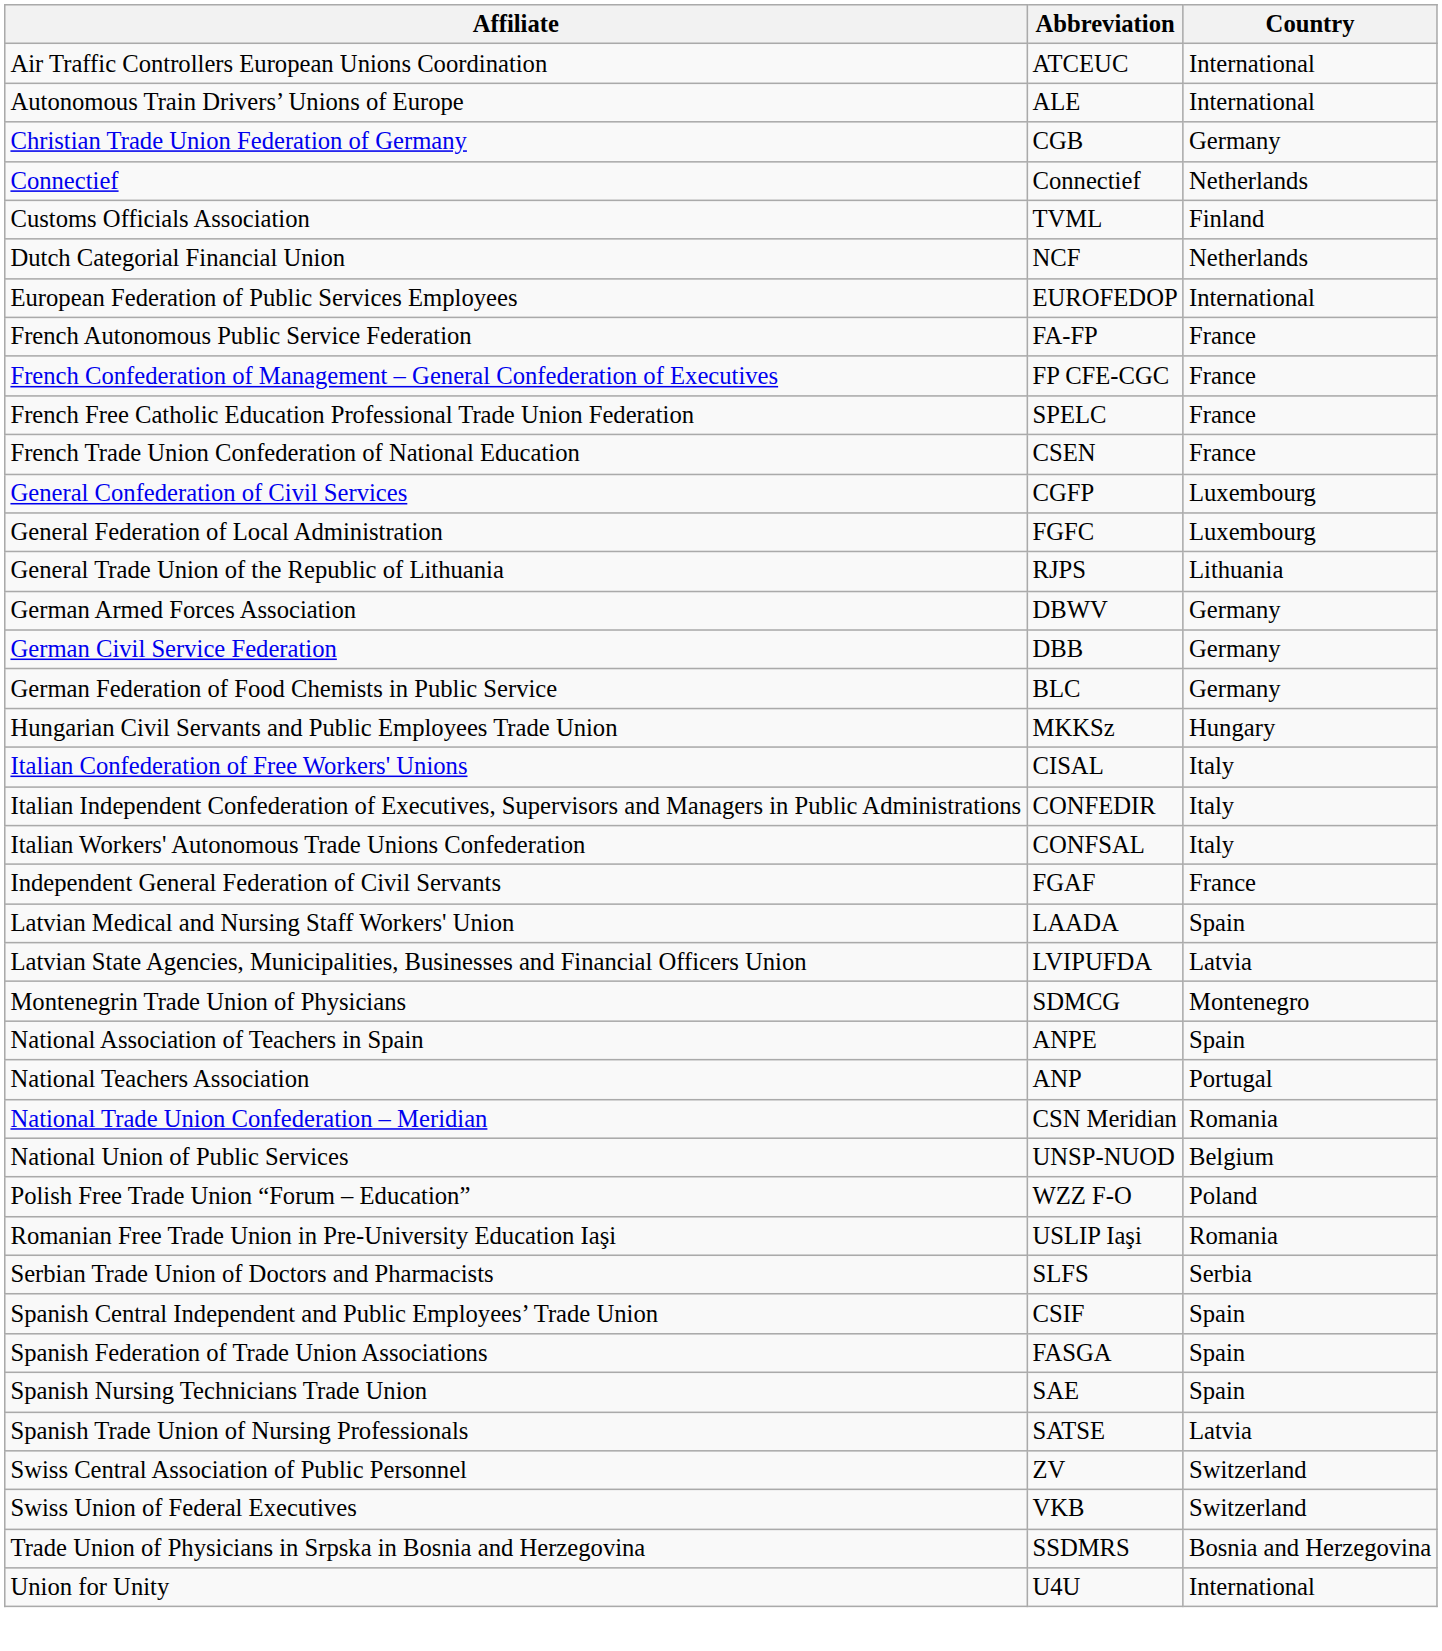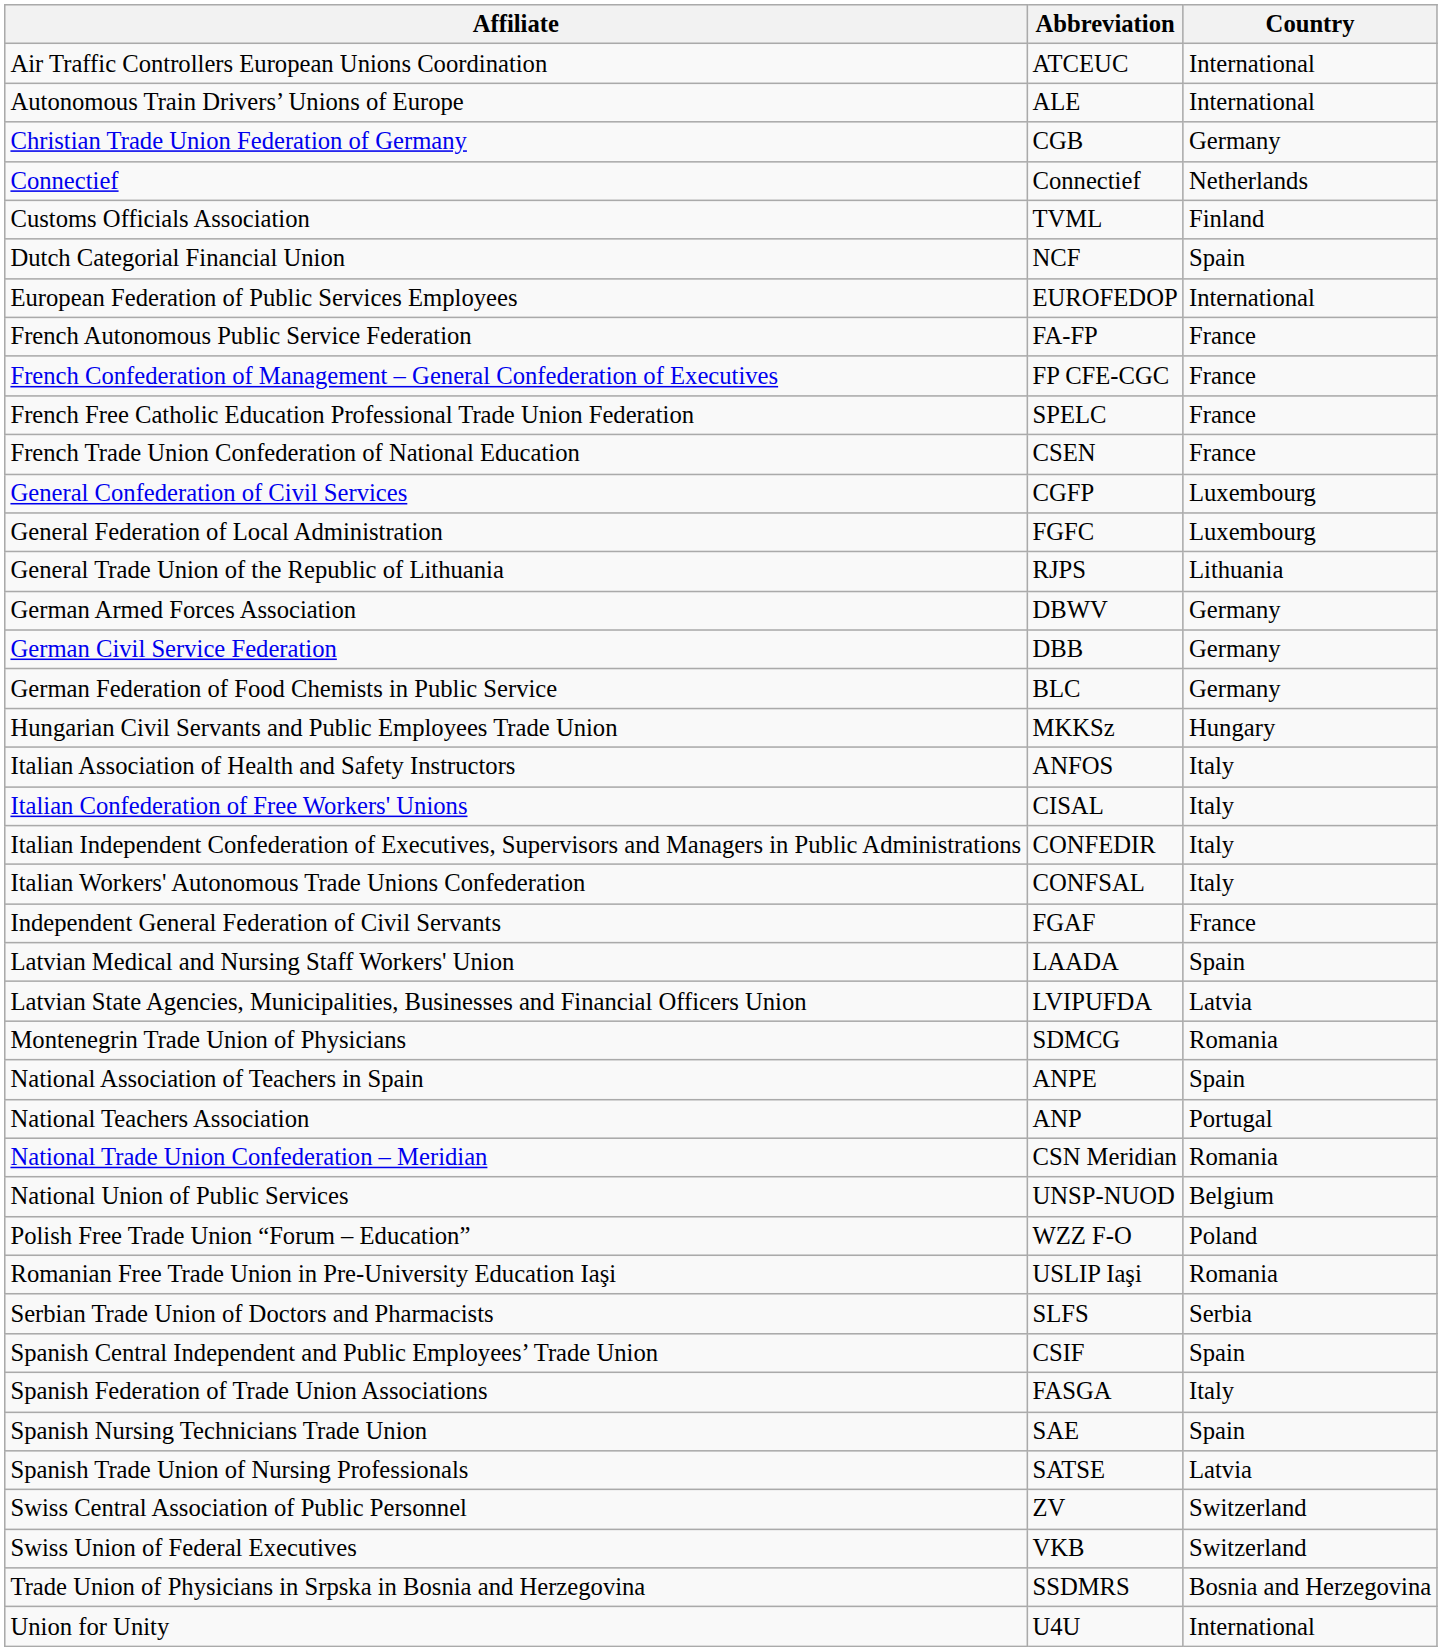(1249, 258) Netherlands -> (1217, 258) Spain
+ row: (263, 766)
(1249, 1000) Montenegro -> (1233, 1040) Romania
(1217, 1352) Spain -> (1212, 1391) Italy
